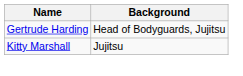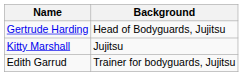+ row: (37, 63)
